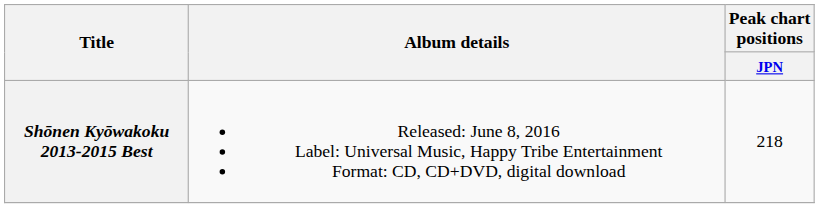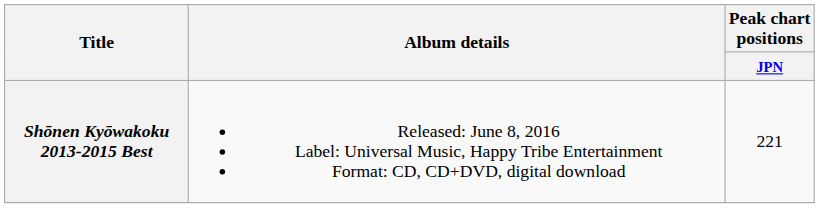(770, 141) 218 -> (770, 141) 221
